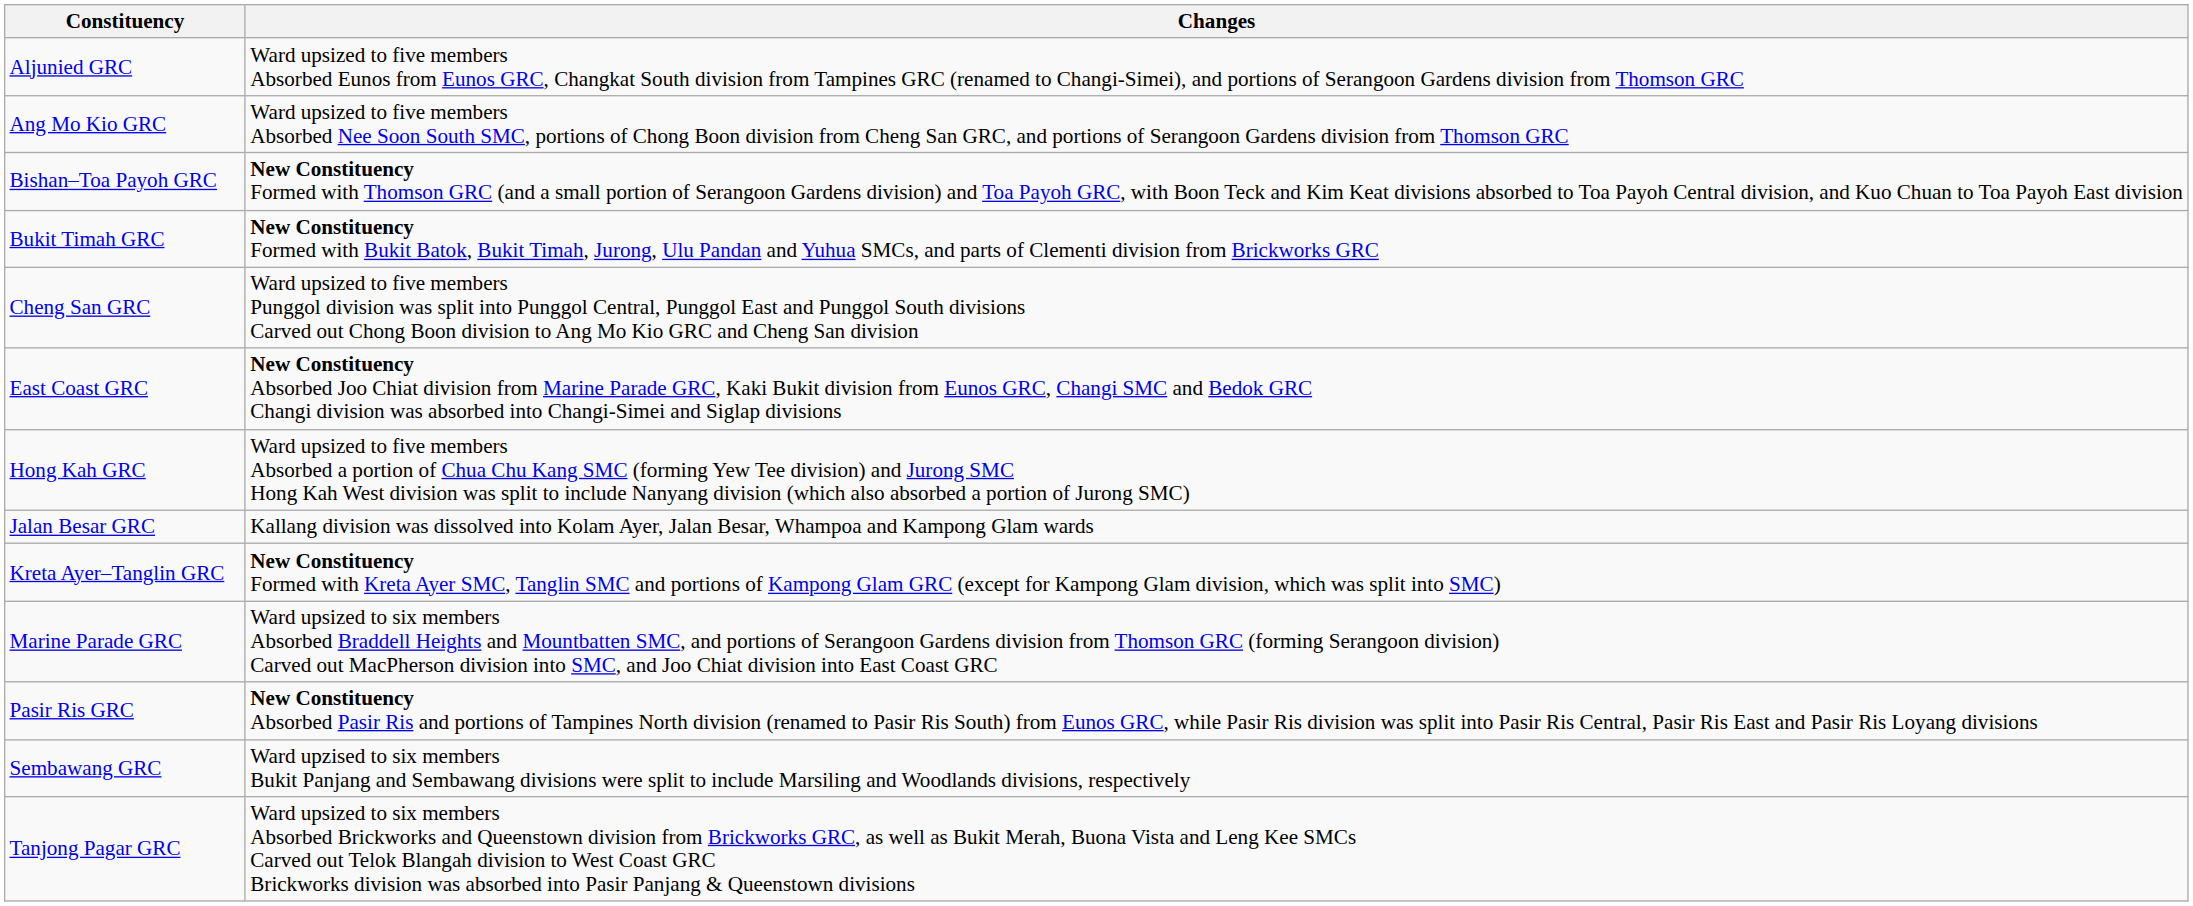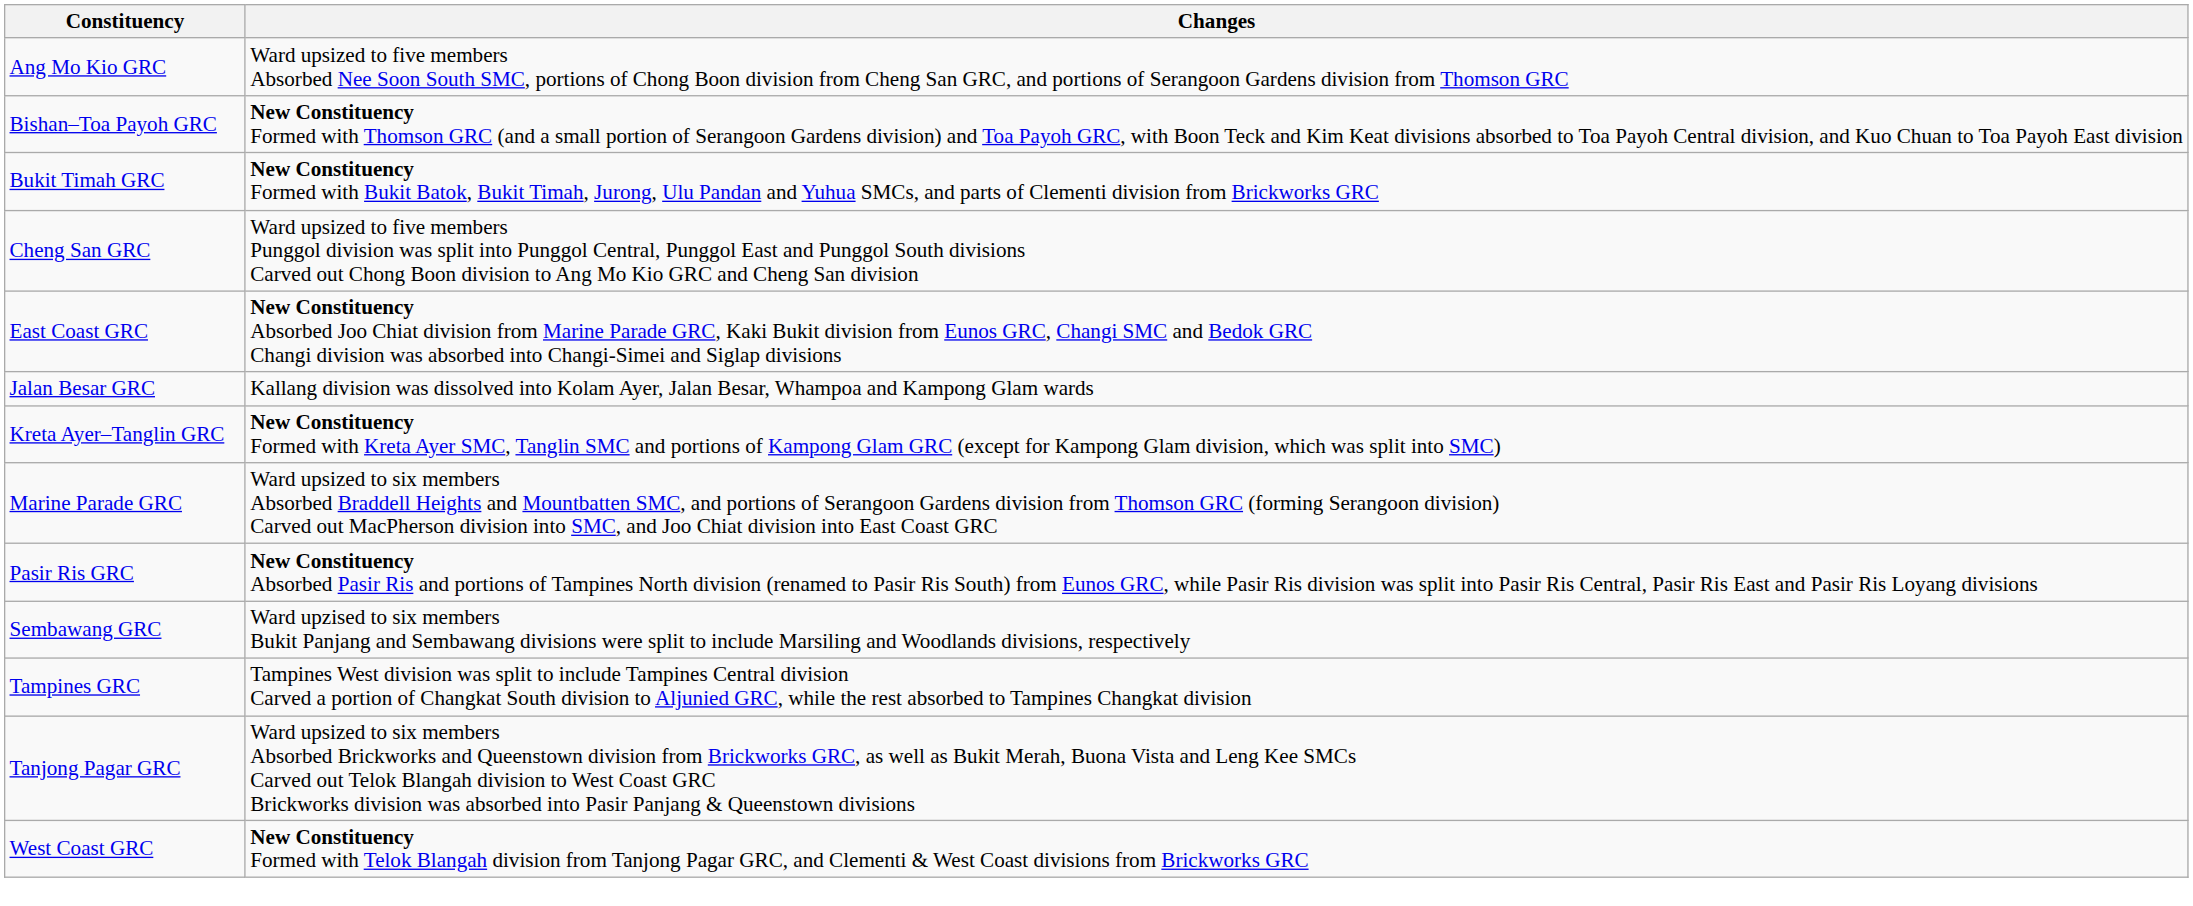- row: (71, 66)
- row: (78, 469)
+ row: (75, 686)
+ row: (81, 848)
